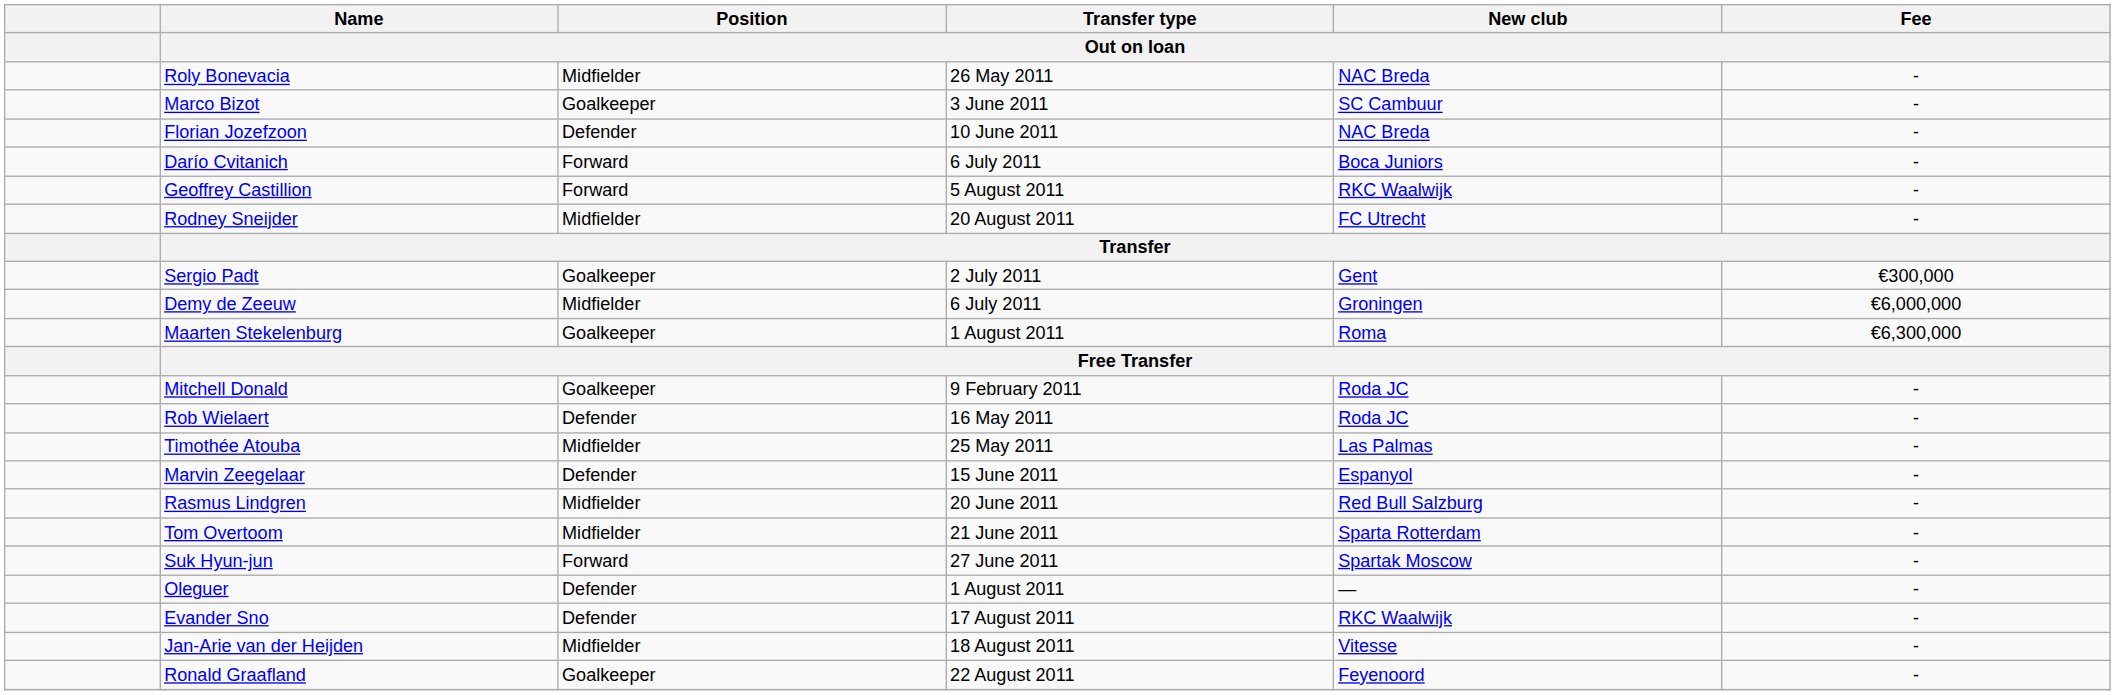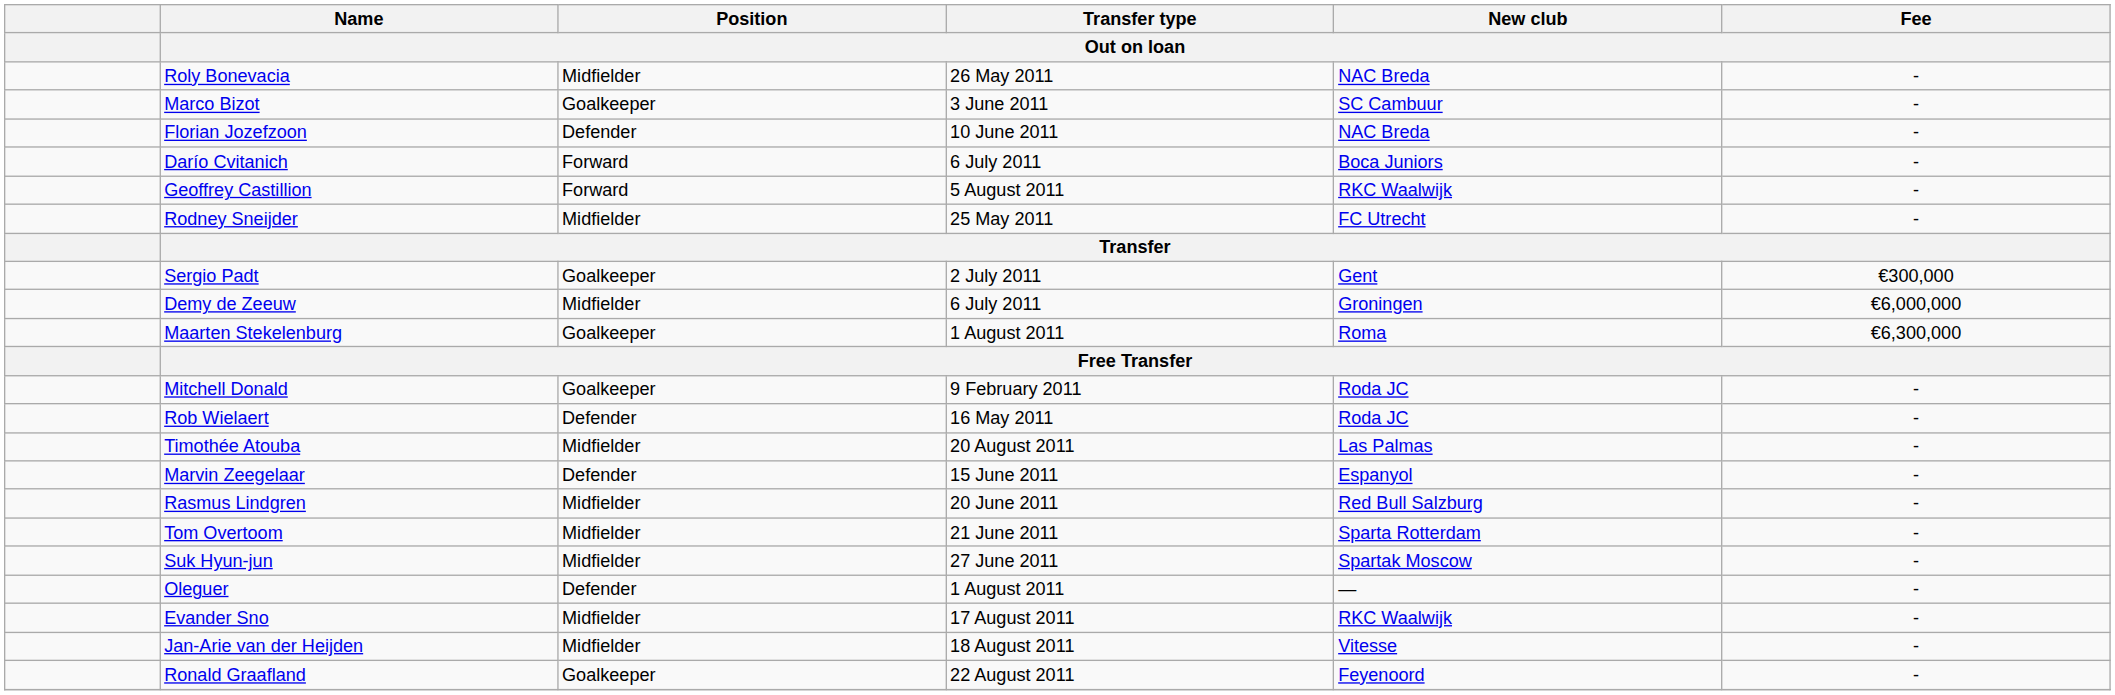(1012, 218) 20 August 2011 -> (1002, 218) 25 May 2011
(1002, 446) 25 May 2011 -> (1012, 446) 20 August 2011
(595, 560) Forward -> (601, 560) Midfielder
(599, 617) Defender -> (601, 617) Midfielder
